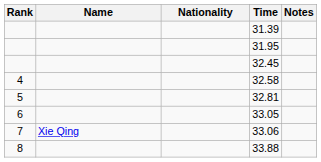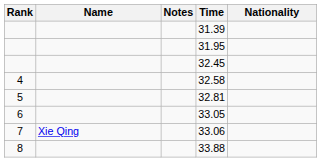columns swapped: (205, 13) <-> (299, 13)
